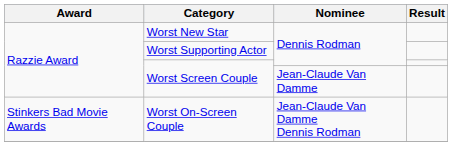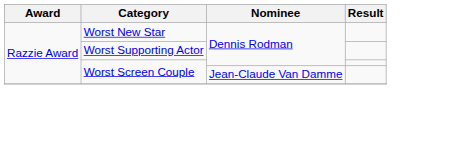- row: (192, 119)
